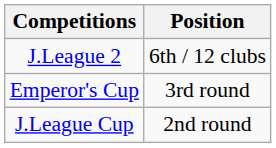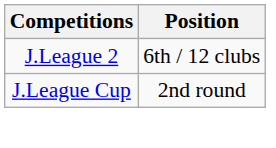- row: (74, 90)
